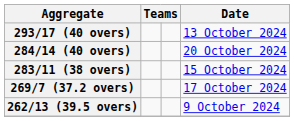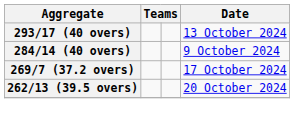(235, 51) 20 October 2024 -> (232, 51) 9 October 2024
- row: (73, 70)
(232, 107) 9 October 2024 -> (235, 88) 20 October 2024
